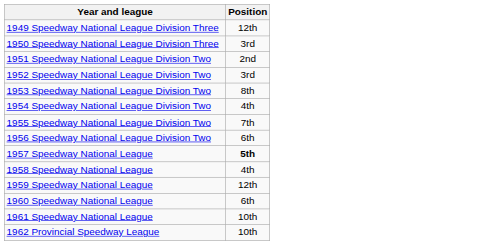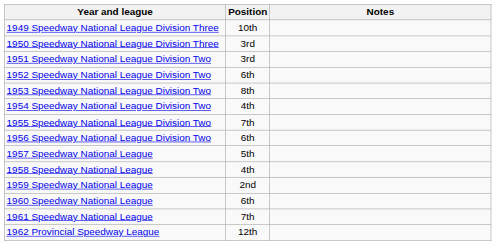+ column: (380, 12)
(248, 28) 12th -> (248, 28) 10th
(248, 59) 2nd -> (248, 59) 3rd
(248, 75) 3rd -> (248, 75) 6th
(248, 153) bold -> (248, 153) normal
(248, 185) 12th -> (248, 185) 2nd
(248, 216) 10th -> (248, 216) 7th
(248, 232) 10th -> (248, 232) 12th
